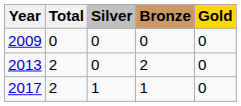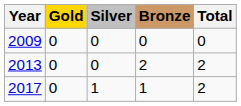columns swapped: (215, 16) <-> (66, 16)
